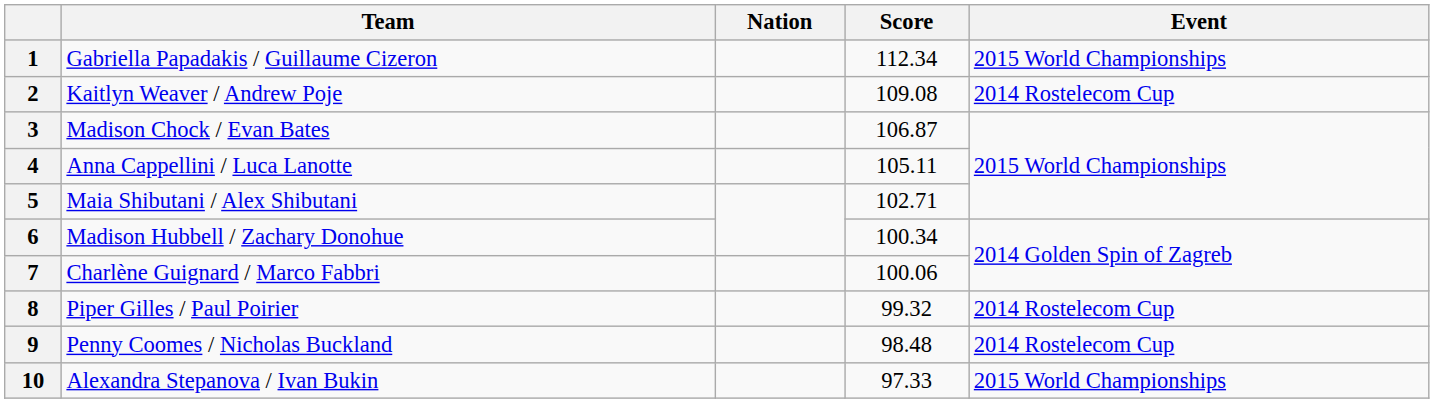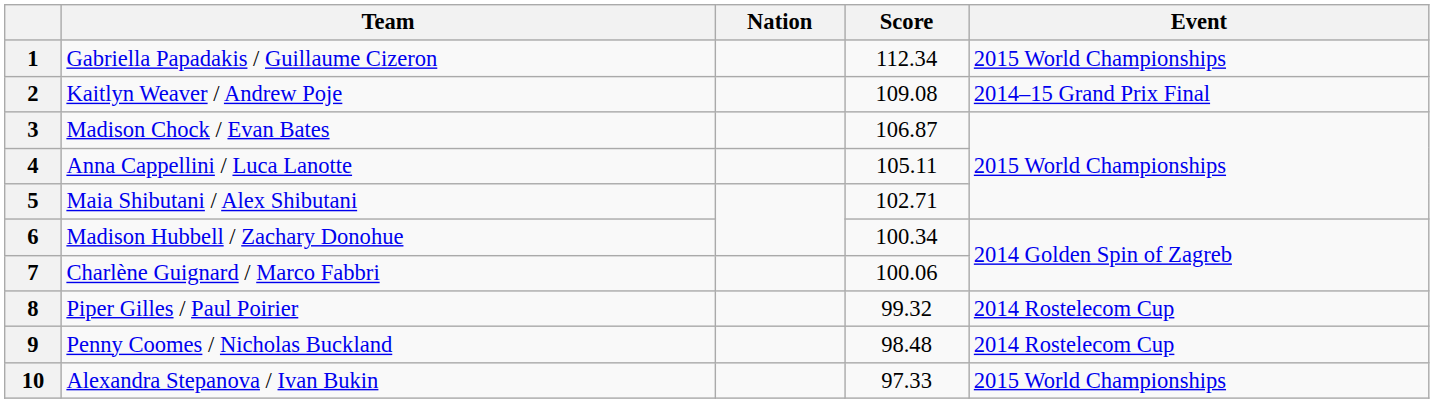(1074, 93) 2014 Rostelecom Cup -> (1092, 93) 2014–15 Grand Prix Final
